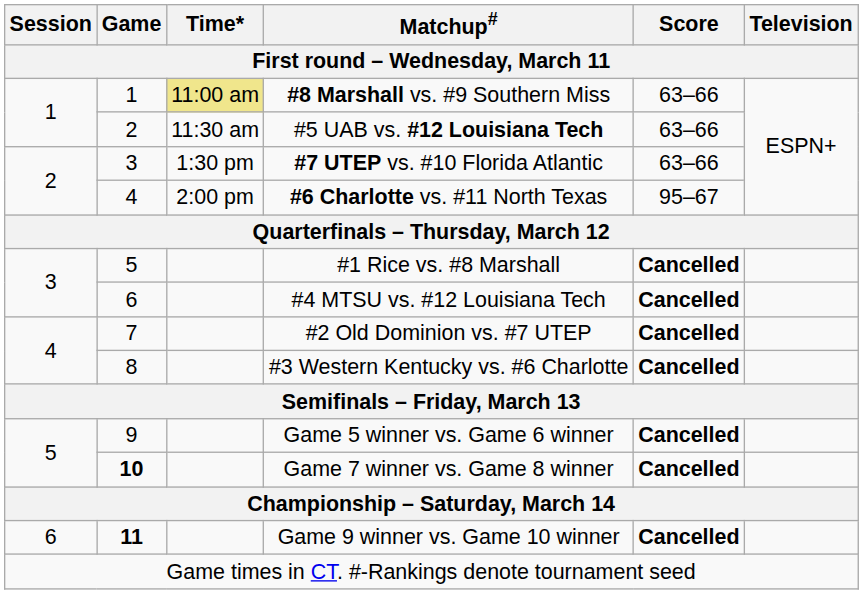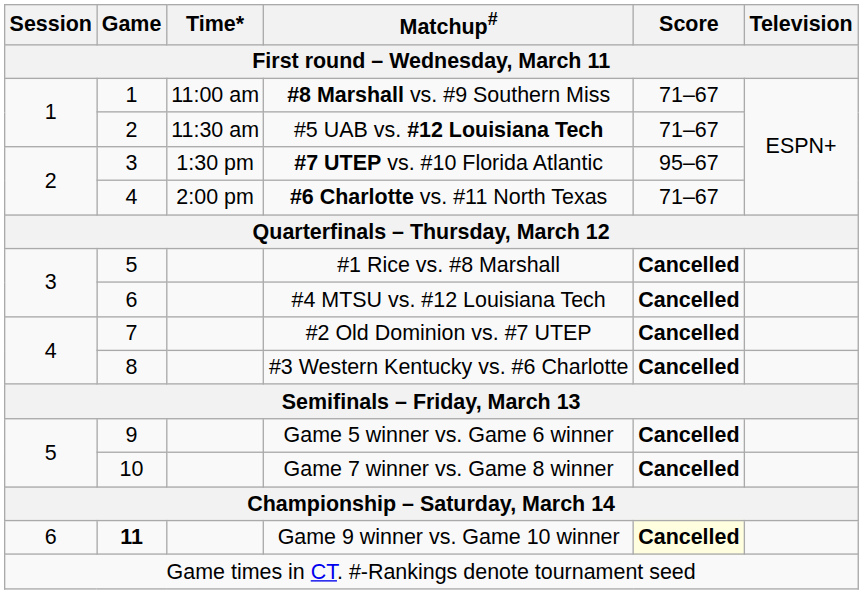(215, 95) khaki background -> (215, 95) no background
(689, 95) 63–66 -> (689, 95) 71–67
(689, 129) 63–66 -> (689, 129) 71–67
(689, 163) 63–66 -> (689, 163) 95–67
(689, 197) 95–67 -> (689, 197) 71–67
(131, 469) bold -> (131, 469) normal
(689, 537) no background -> (689, 537) lightyellow background
